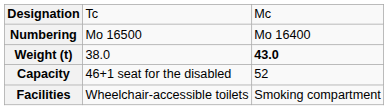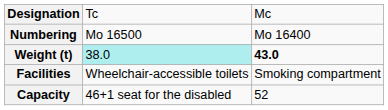(98, 54) no background -> (98, 54) paleturquoise background
rows swapped: (43, 74) <-> (43, 94)
